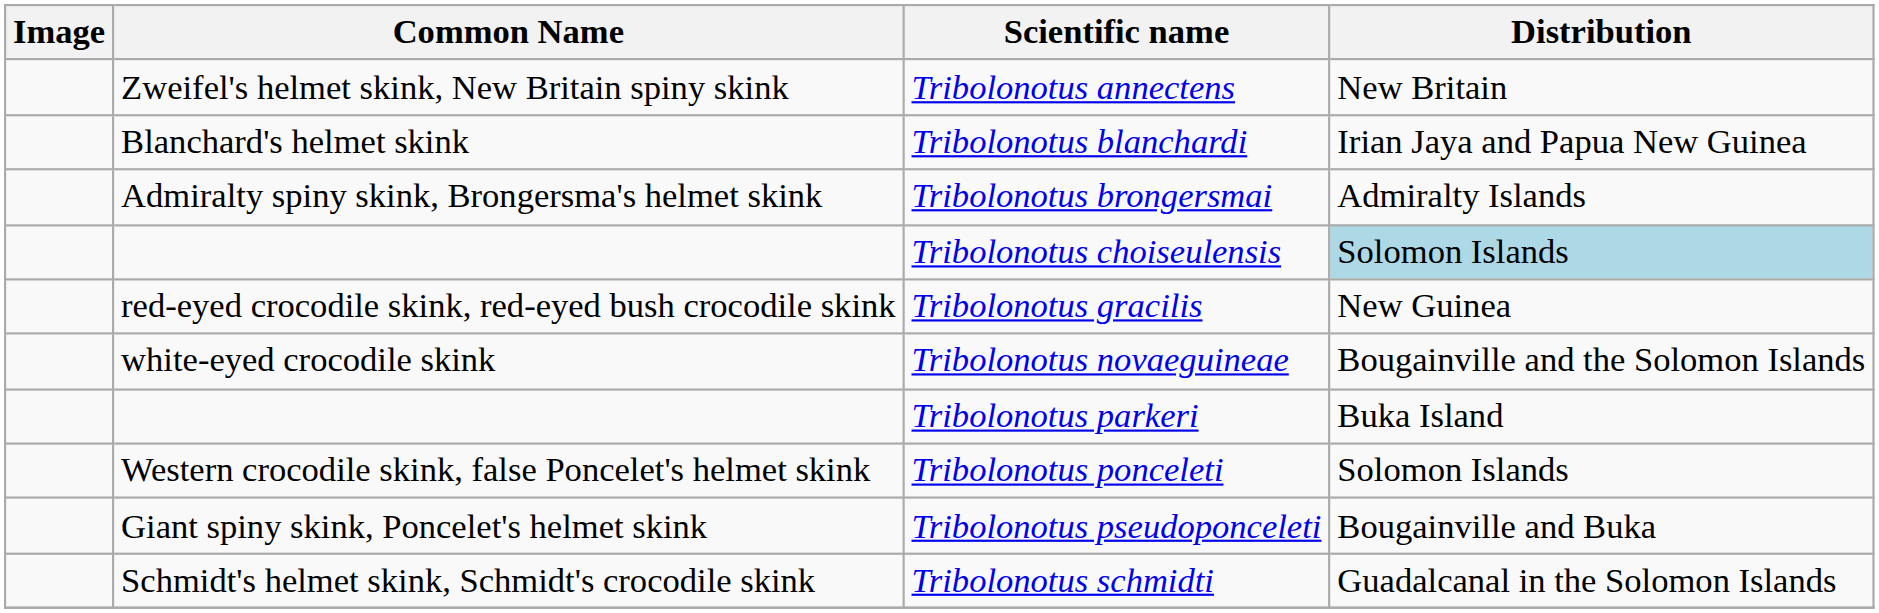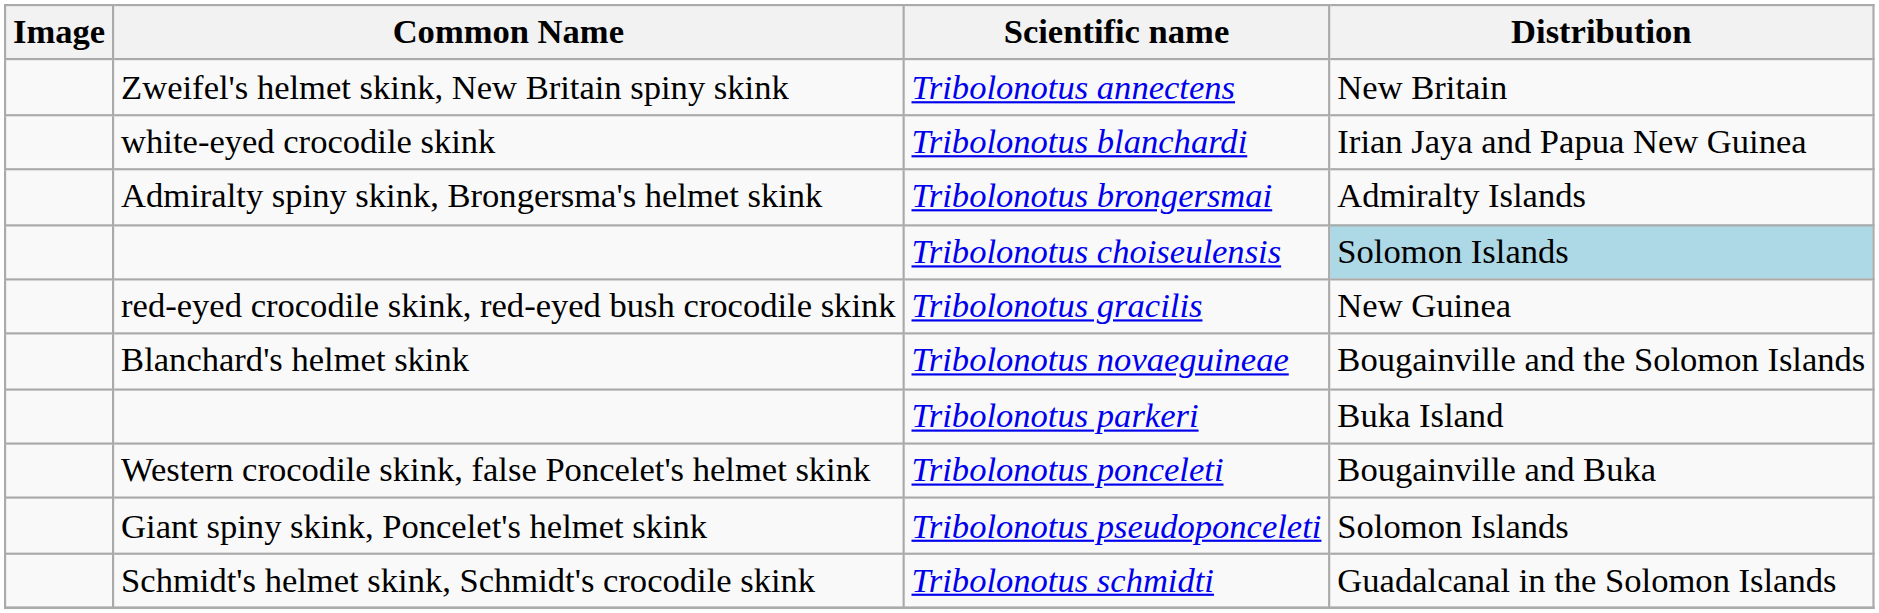(295, 141) Blanchard's helmet skink -> (308, 141) white-eyed crocodile skink
(308, 360) white-eyed crocodile skink -> (295, 360) Blanchard's helmet skink
(1453, 470) Solomon Islands -> (1497, 470) Bougainville and Buka
(1497, 525) Bougainville and Buka -> (1453, 525) Solomon Islands
